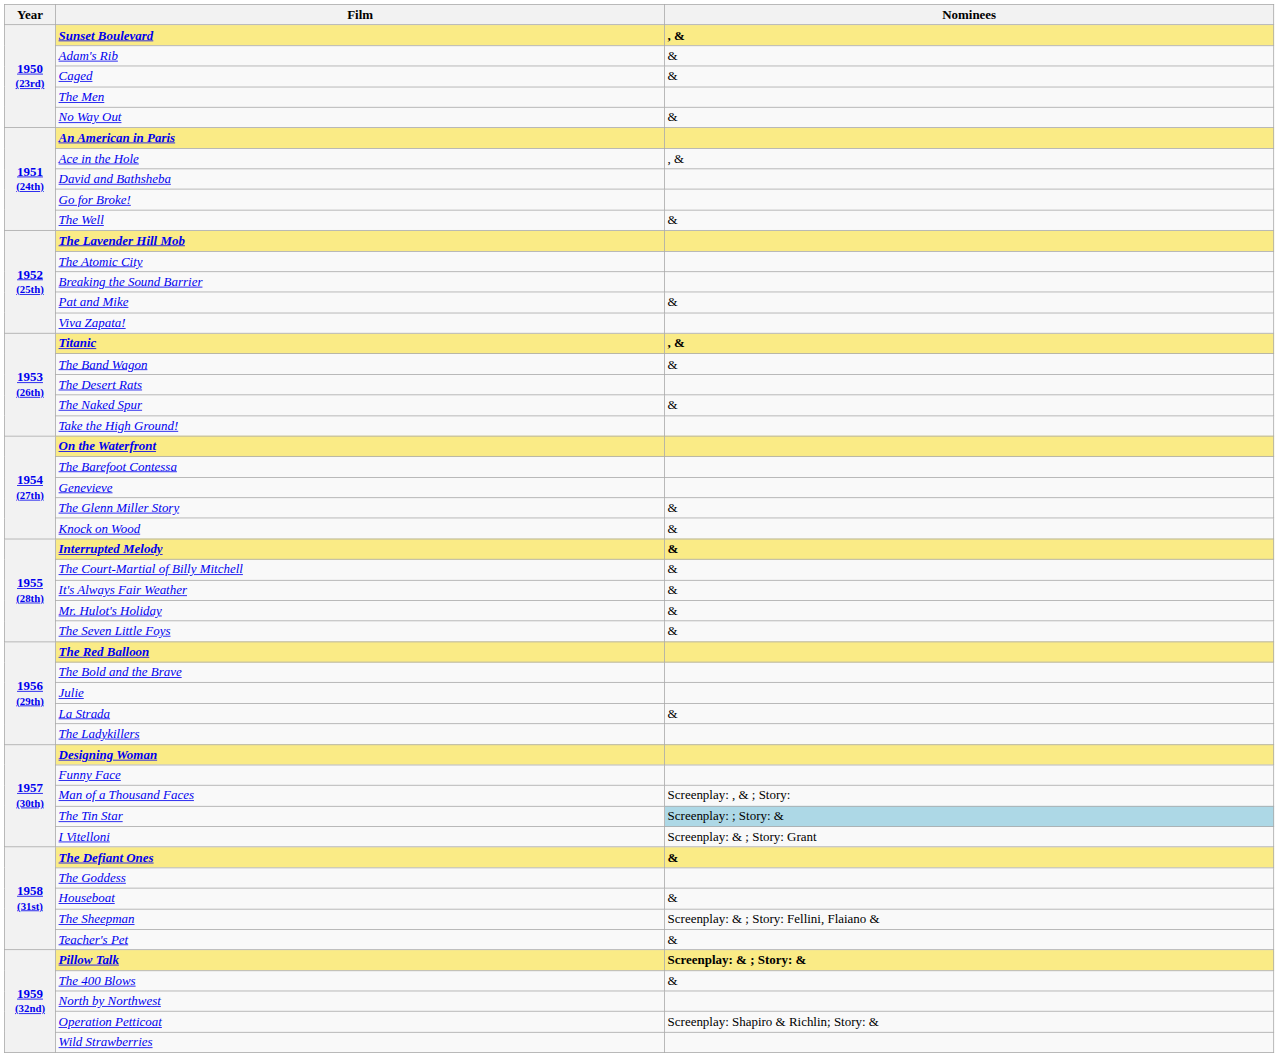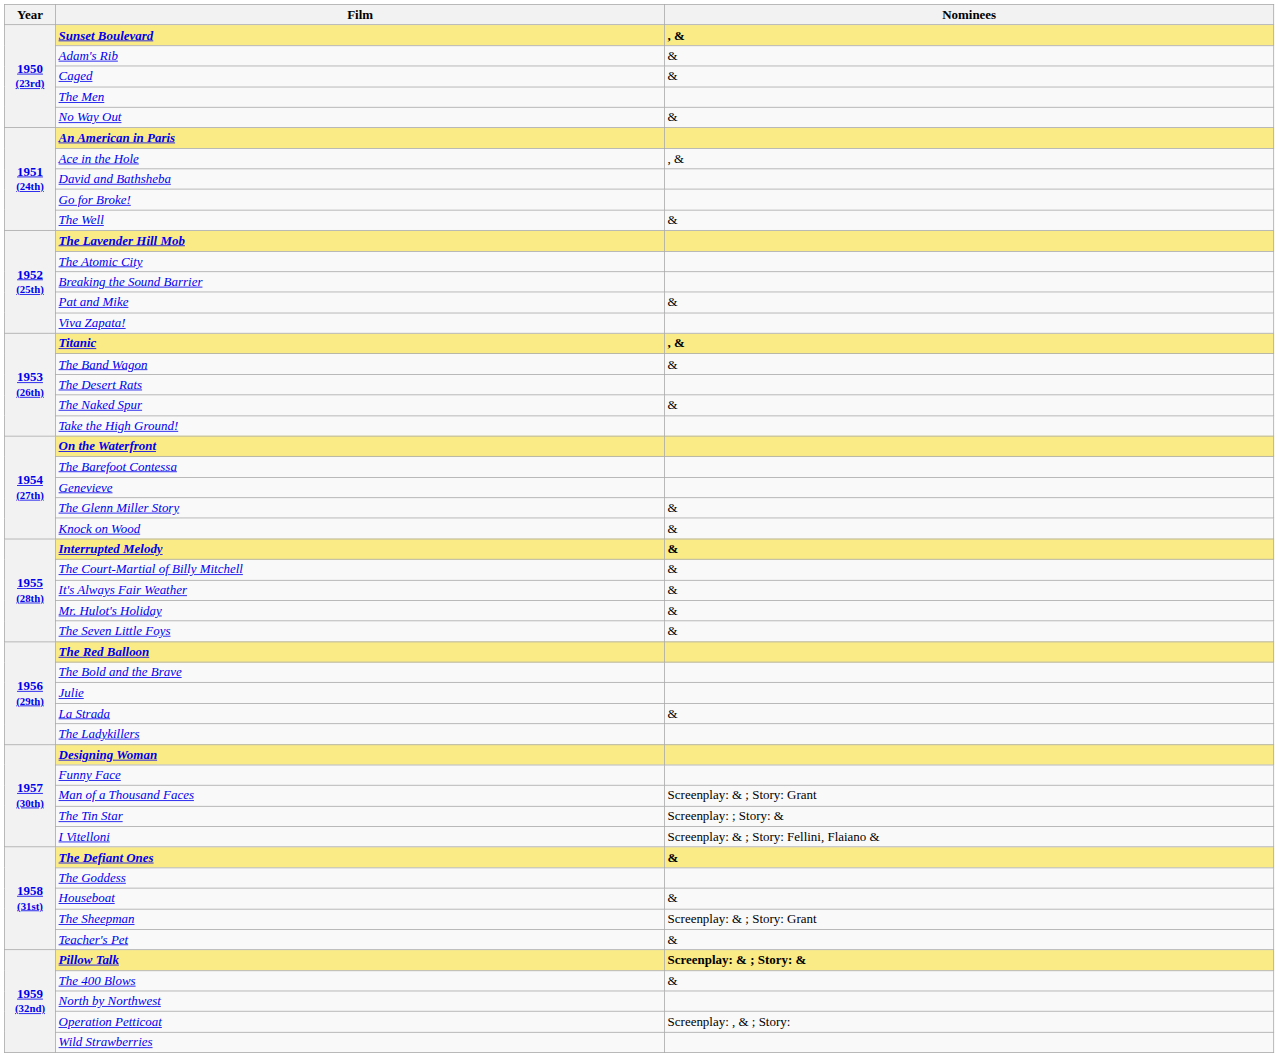(729, 795) Screenplay: , & ; Story: -> (742, 795) Screenplay: & ; Story: Grant
(726, 816) lightblue background -> (726, 816) no background
(742, 836) Screenplay: & ; Story: Grant -> (774, 836) Screenplay: & ; Story: Fellini, Flaiano &
(774, 919) Screenplay: & ; Story: Fellini, Flaiano & -> (742, 919) Screenplay: & ; Story: Grant
(773, 1021) Screenplay: Shapiro & Richlin; Story: & -> (729, 1021) Screenplay: , & ; Story:
